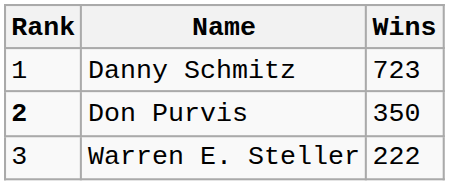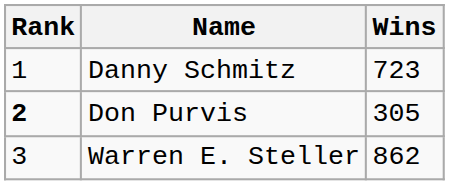(397, 114) 350 -> (397, 114) 305
(397, 157) 222 -> (397, 157) 862
